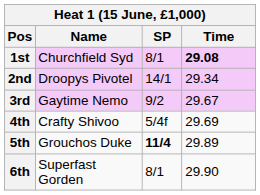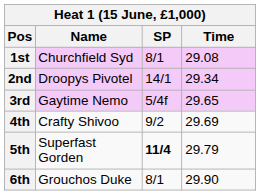(202, 57) bold -> (202, 57) normal
(155, 100) 9/2 -> (157, 100) 5/4f
(202, 100) 29.67 -> (202, 100) 29.65
(157, 121) 5/4f -> (155, 121) 9/2
(85, 143) Grouchos Duke -> (67, 150) Superfast Gorden
(202, 143) 29.89 -> (202, 150) 29.79
(67, 171) Superfast Gorden -> (85, 179) Grouchos Duke
